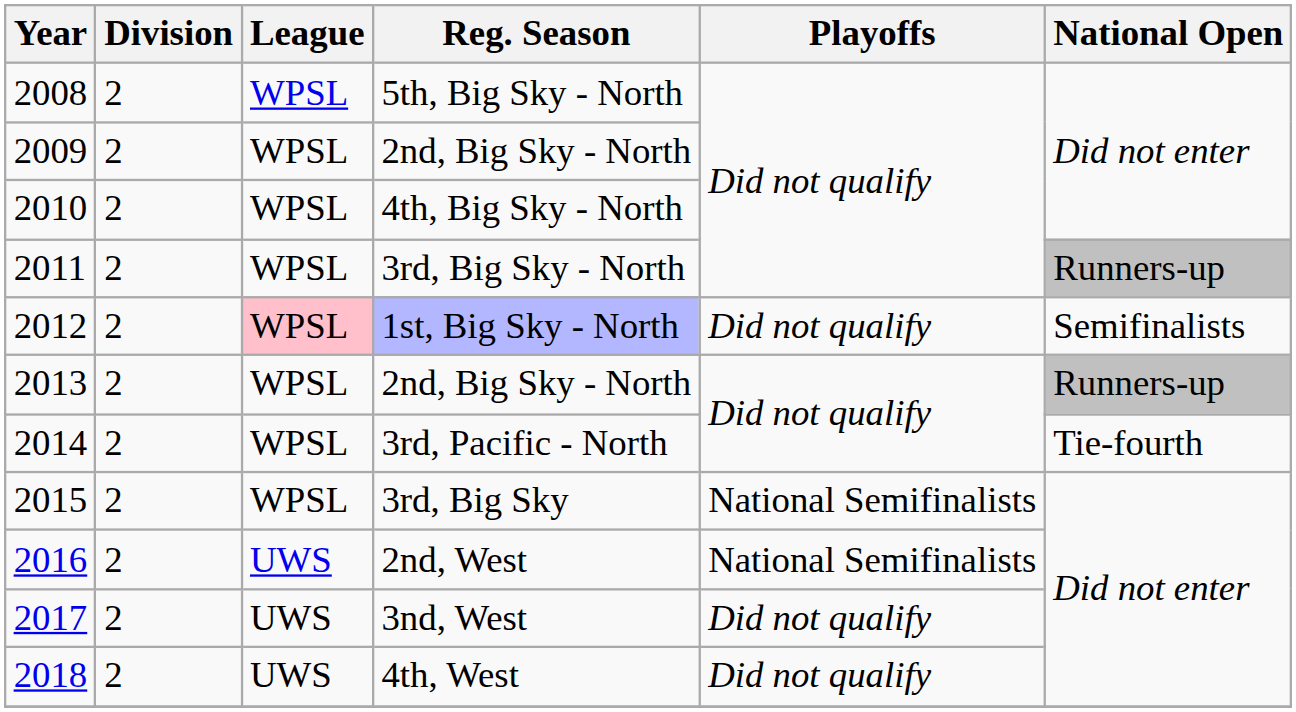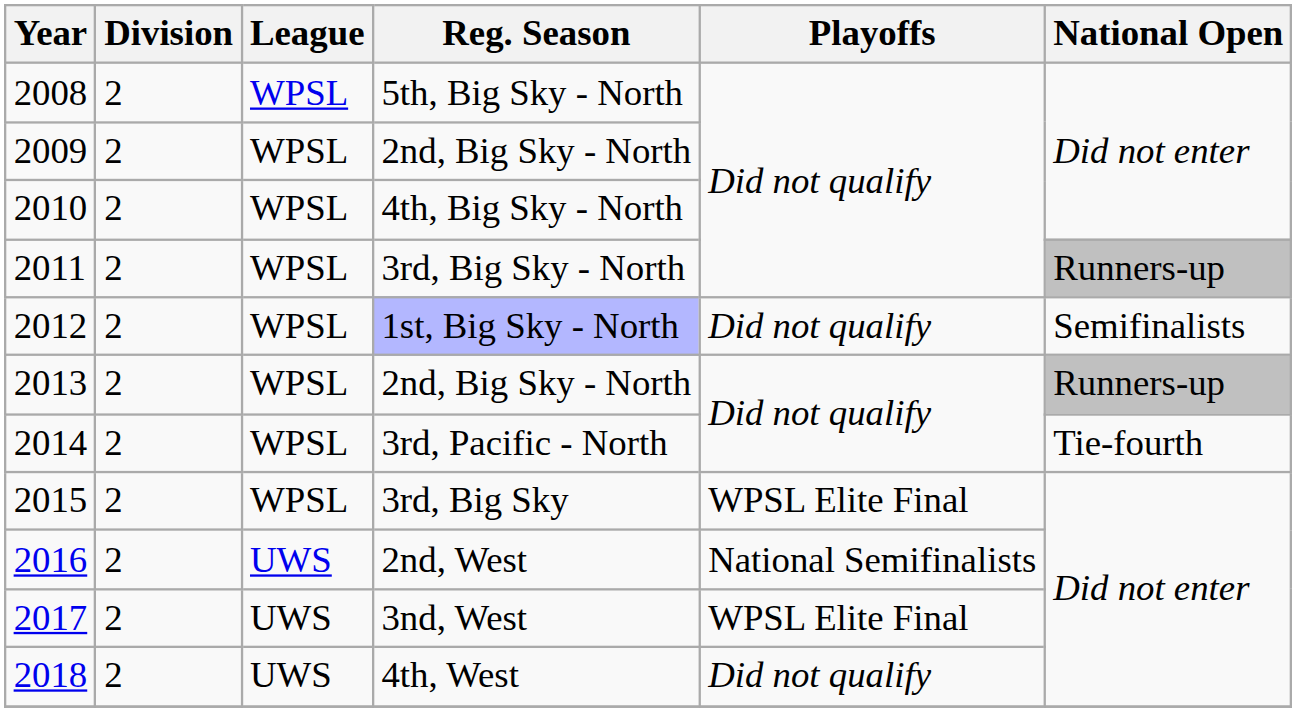(299, 325) pink background -> (299, 325) no background
(872, 500) National Semifinalists -> (838, 500) WPSL Elite Final
(820, 617) Did not qualify -> (838, 617) WPSL Elite Final
